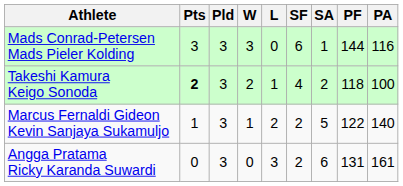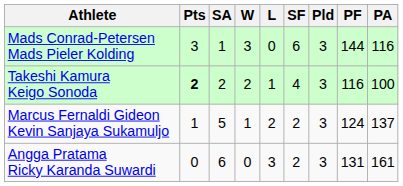columns swapped: (223, 15) <-> (324, 15)
(353, 84) 118 -> (353, 84) 116
(353, 123) 122 -> (353, 123) 124
(383, 123) 140 -> (383, 123) 137
